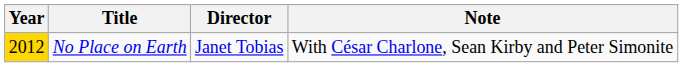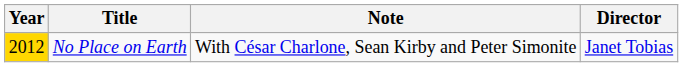columns swapped: (239, 18) <-> (482, 18)
